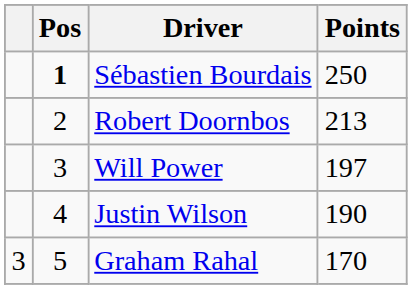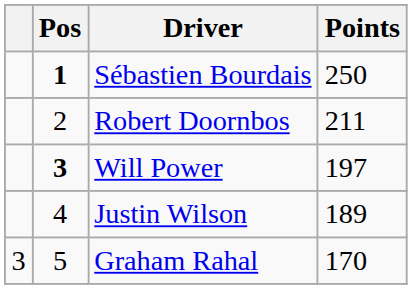(346, 121) 213 -> (345, 121) 211
(60, 167) normal -> (60, 167) bold
(346, 214) 190 -> (346, 214) 189
